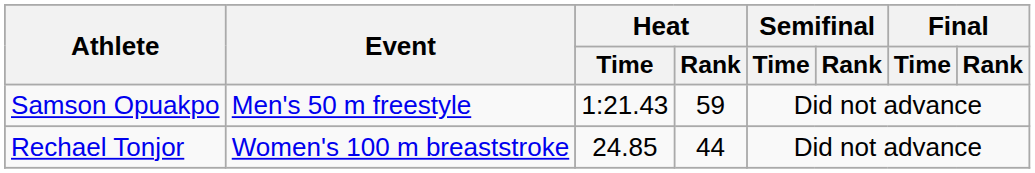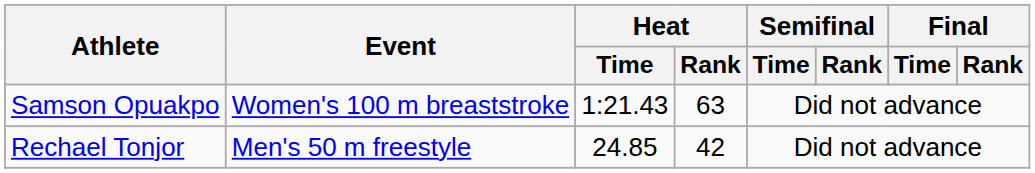(351, 106) Men's 50 m freestyle -> (400, 106) Women's 100 m breaststroke
(711, 106) 59 -> (711, 106) 63
(400, 147) Women's 100 m breaststroke -> (351, 147) Men's 50 m freestyle
(711, 147) 44 -> (711, 147) 42
